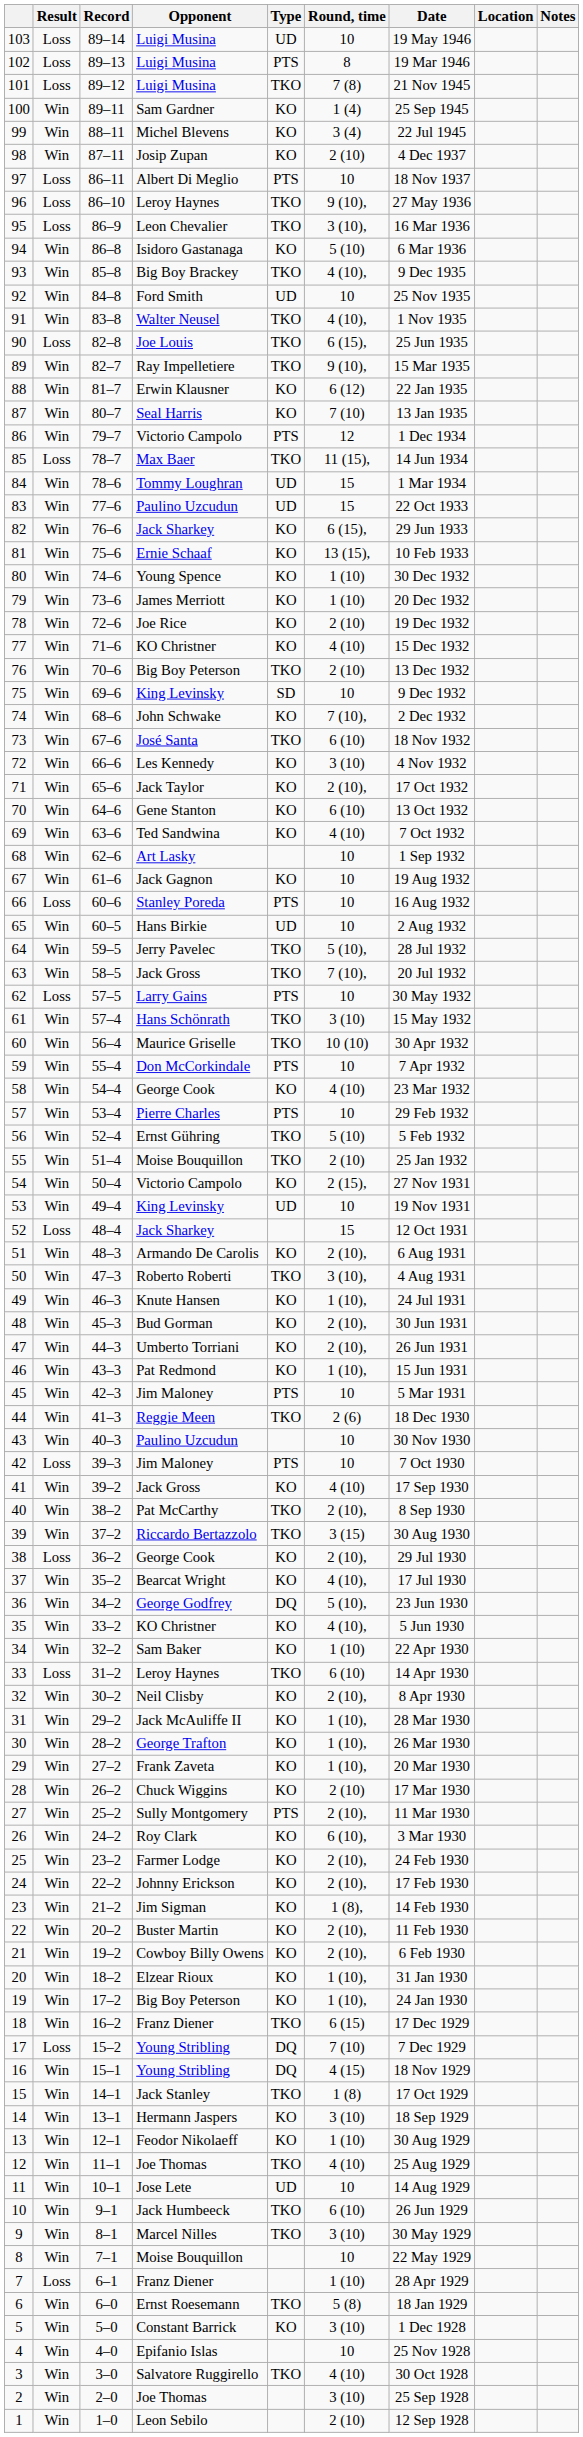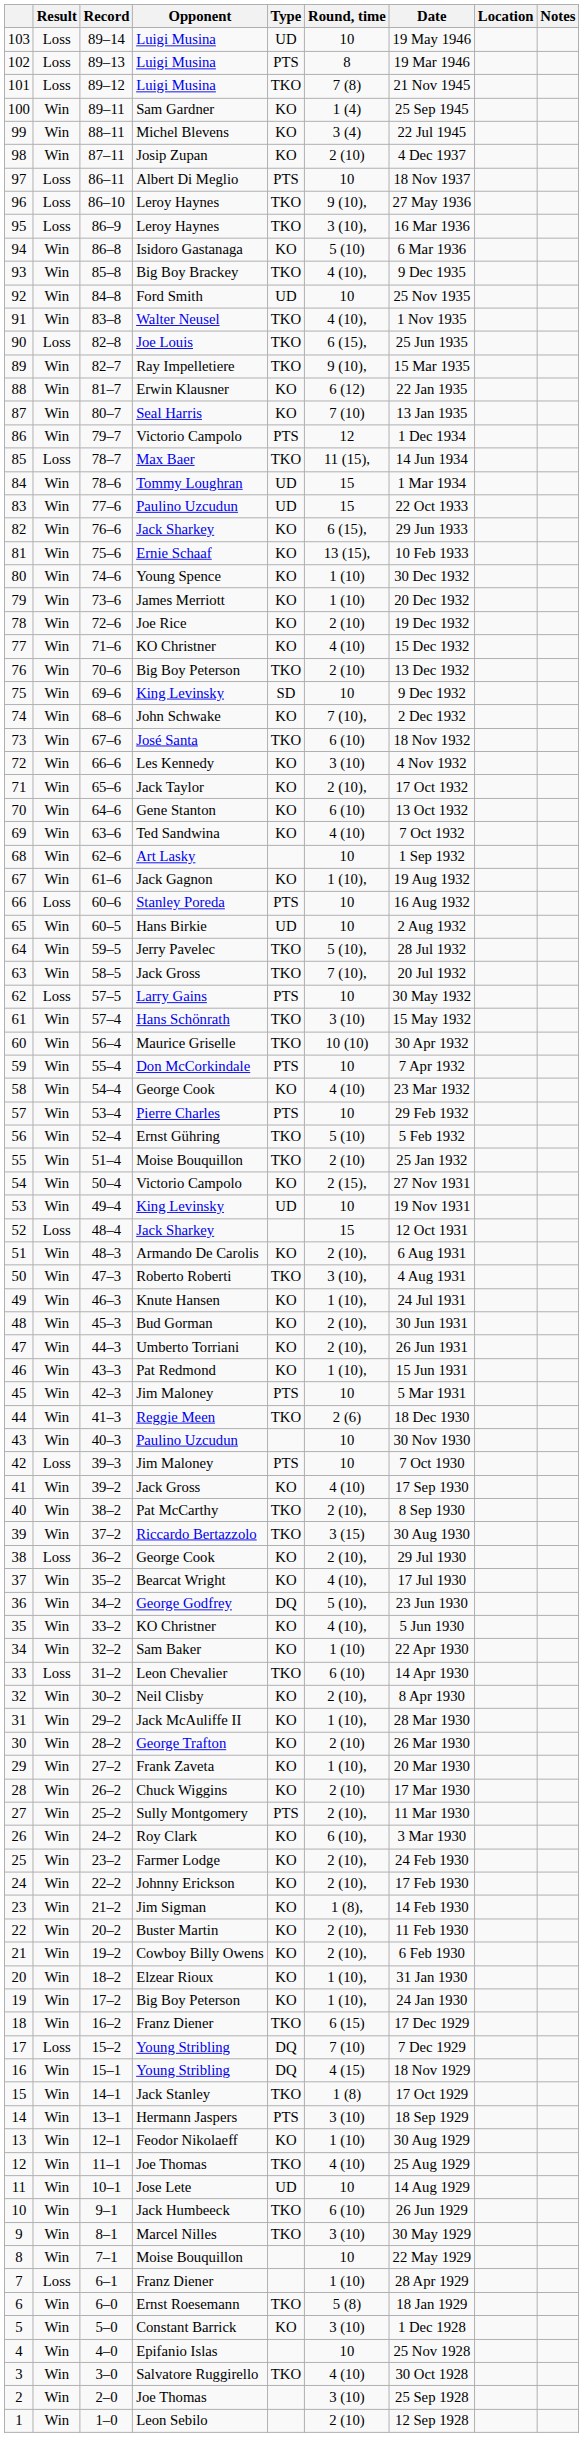(182, 226) Leon Chevalier -> (178, 226) Leroy Haynes
(347, 879) 10 -> (347, 879) 1 (10),
(178, 1673) Leroy Haynes -> (182, 1673) Leon Chevalier
(347, 1743) 1 (10), -> (347, 1743) 2 (10)
(286, 2117) KO -> (286, 2117) PTS
